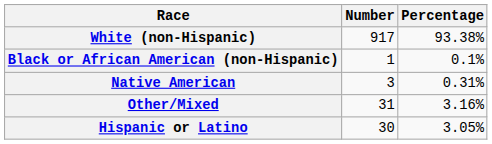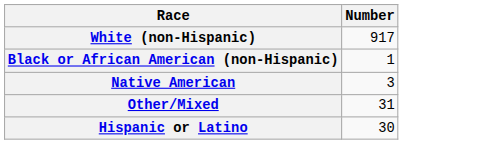- column: (443, 16)
